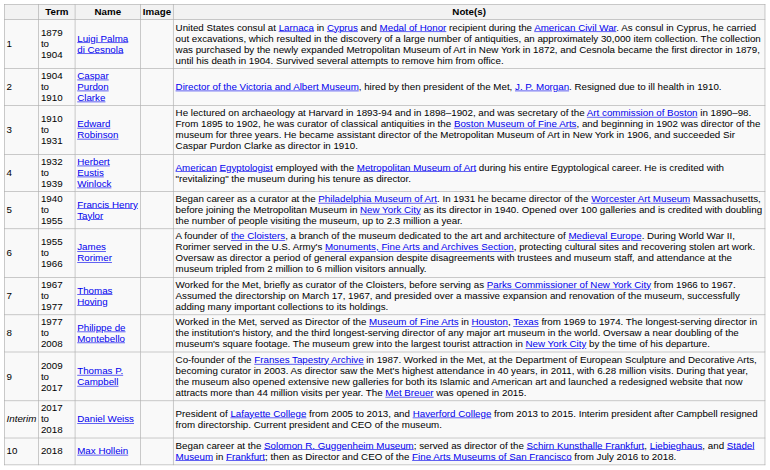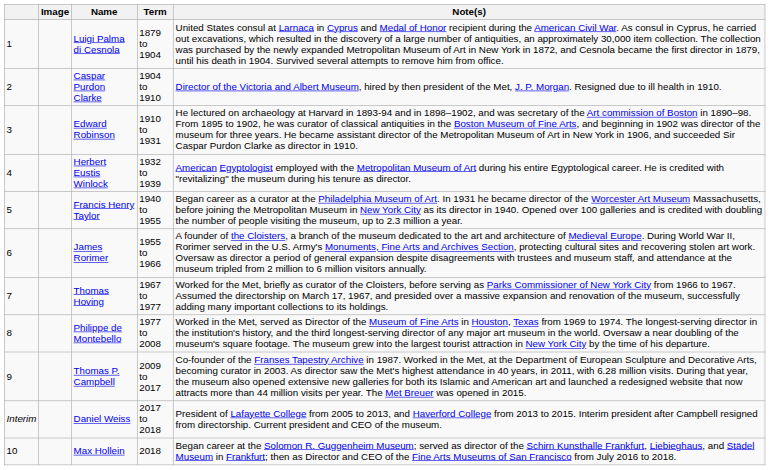columns swapped: (157, 12) <-> (57, 12)
